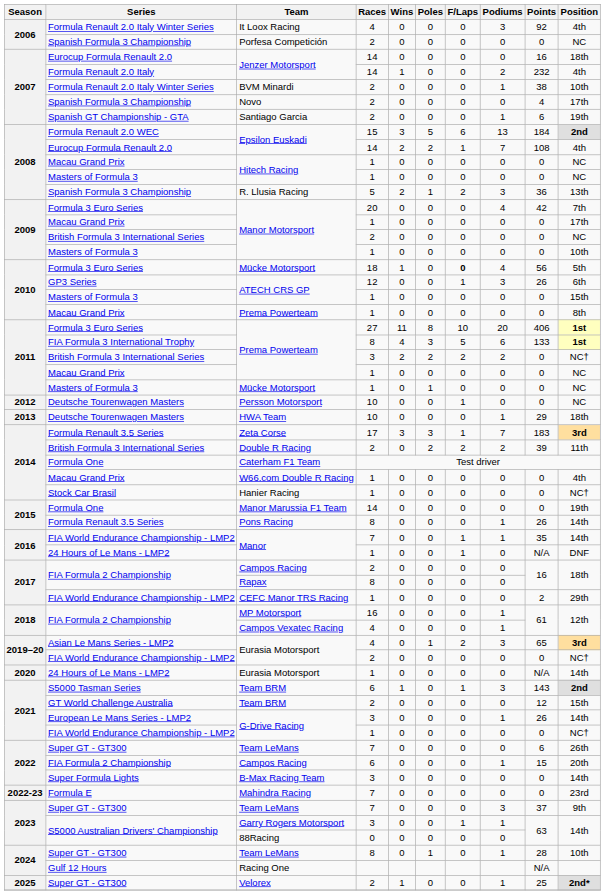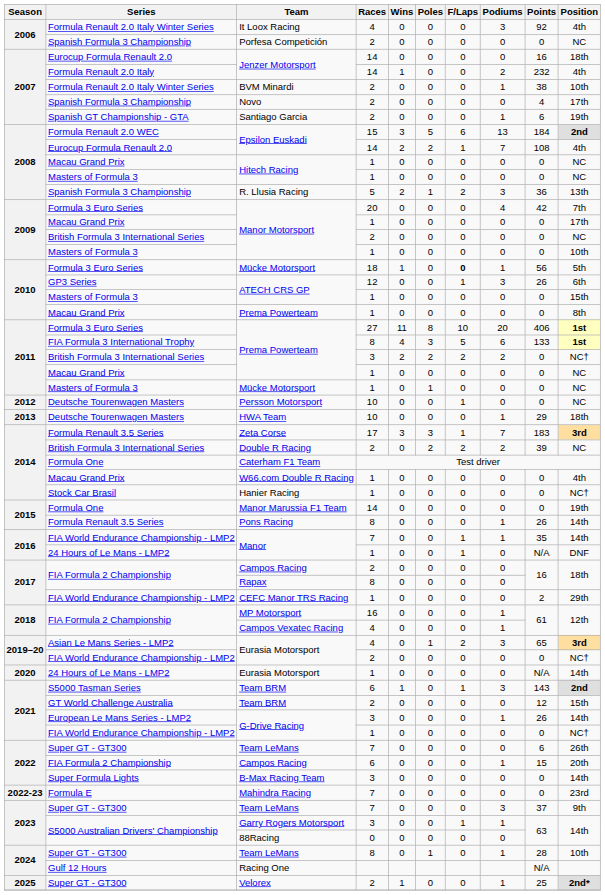(503, 267) 4 -> (503, 267) 1
(579, 448) 11th -> (579, 448) NC
